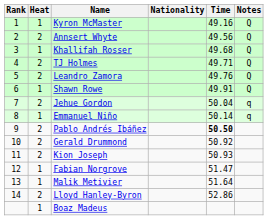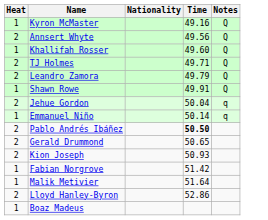- column: (16, 11)
(221, 51) 49.68 -> (197, 51) 49.60
(221, 77) 49.76 -> (197, 77) 49.79
(221, 143) 50.92 -> (197, 143) 50.65
(221, 169) 51.47 -> (197, 169) 51.42
